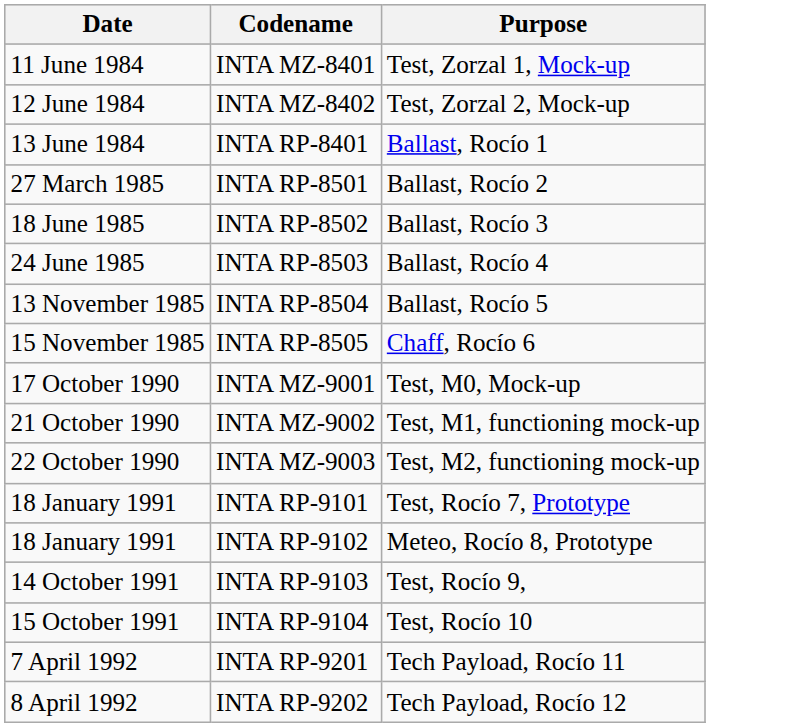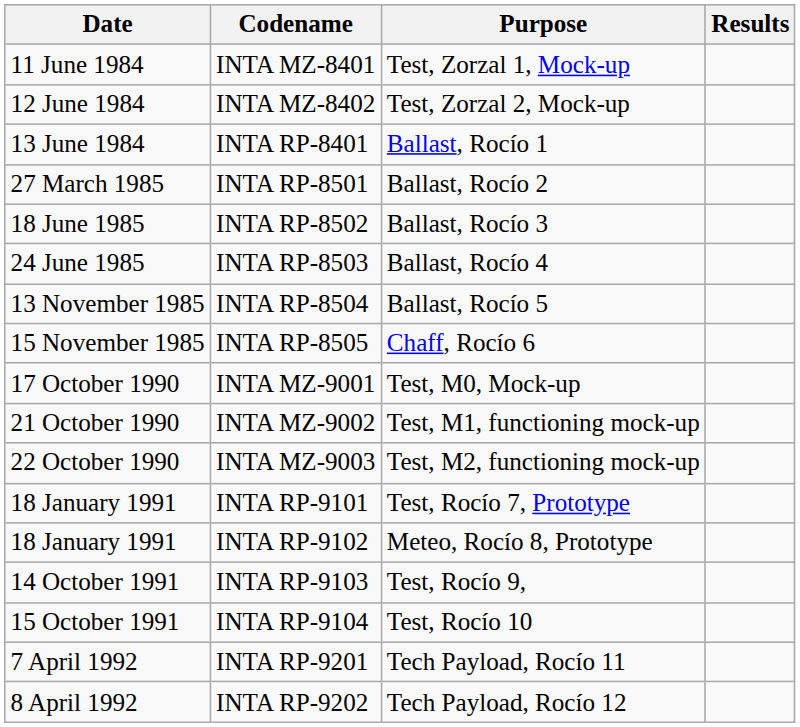+ column: (750, 24)
